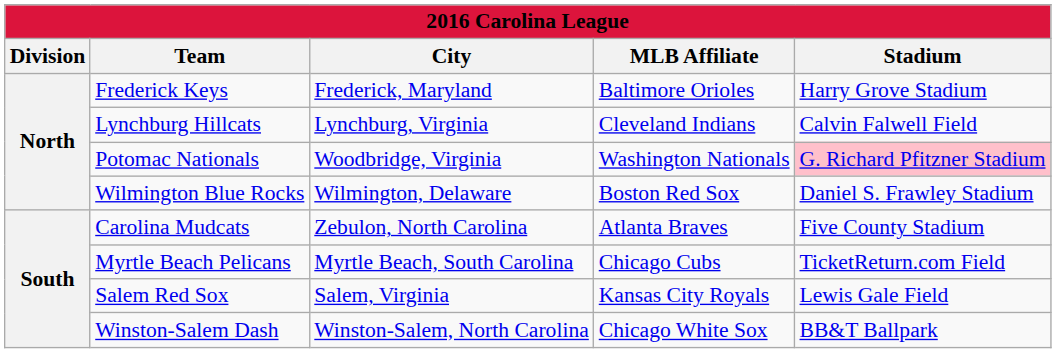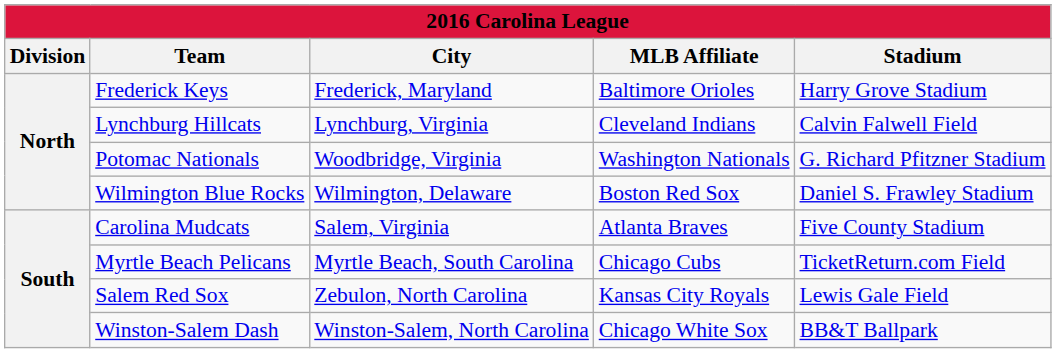(923, 158) pink background -> (923, 158) no background
(421, 227) Zebulon, North Carolina -> (382, 227) Salem, Virginia
(382, 295) Salem, Virginia -> (421, 295) Zebulon, North Carolina
